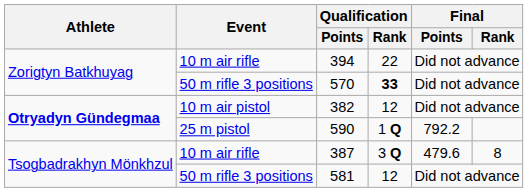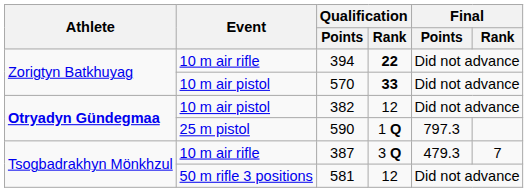(390, 61) normal -> (390, 61) bold
(246, 84) 50 m rifle 3 positions -> (225, 84) 10 m air pistol
(442, 130) 792.2 -> (442, 130) 797.3
(442, 153) 479.6 -> (442, 153) 479.3
(498, 153) 8 -> (498, 153) 7
